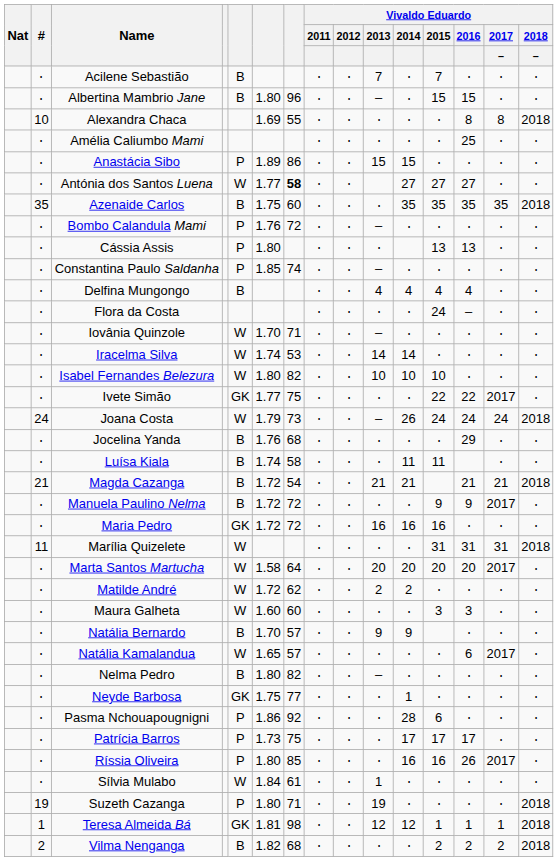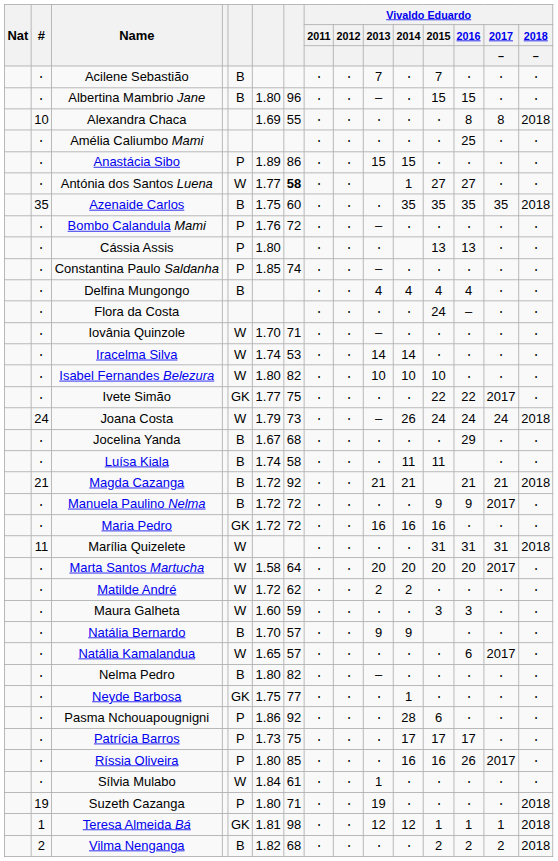(409, 183) 27 -> (409, 183) 1
(268, 440) 1.76 -> (268, 440) 1.67
(294, 482) 54 -> (294, 482) 92
(294, 610) 60 -> (294, 610) 59
